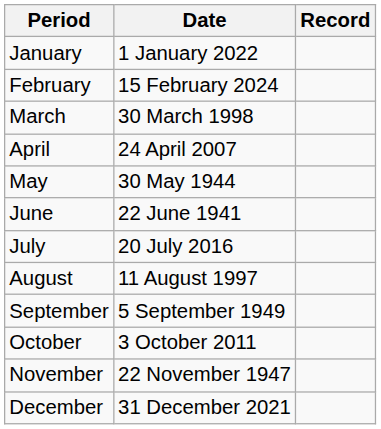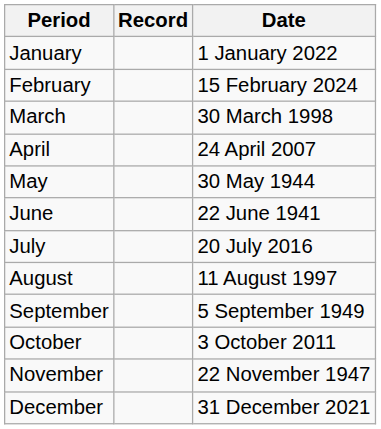columns swapped: (335, 20) <-> (205, 20)
